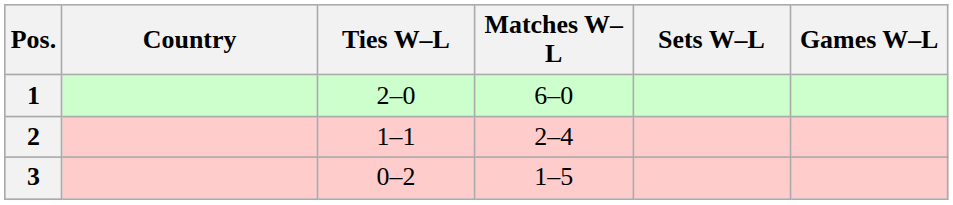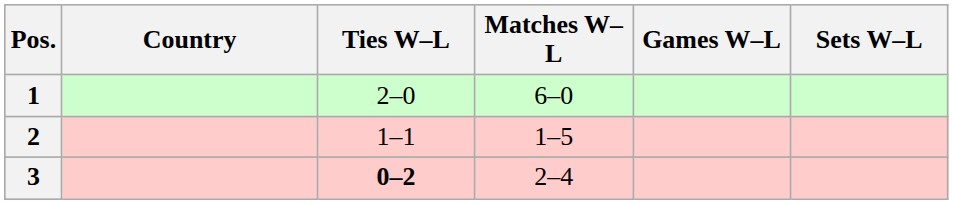columns swapped: (711, 39) <-> (869, 39)
(554, 136) 2–4 -> (554, 136) 1–5
(396, 177) normal -> (396, 177) bold
(554, 177) 1–5 -> (554, 177) 2–4
